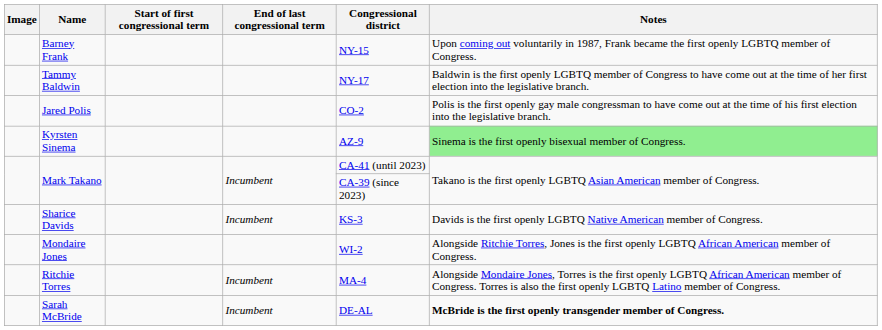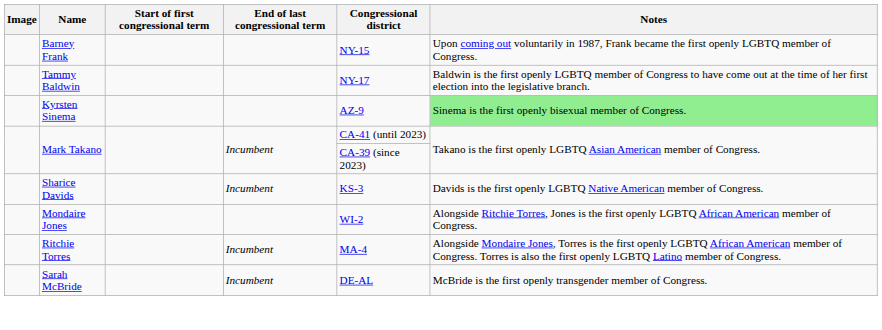- row: (66, 110)
(578, 310) bold -> (570, 280) normal
